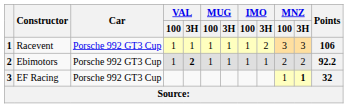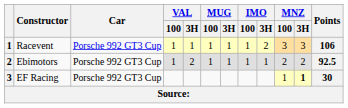(192, 61) bold -> (192, 61) normal
(327, 61) 92.2 -> (327, 61) 92.5
(327, 77) 32 -> (327, 77) 30
